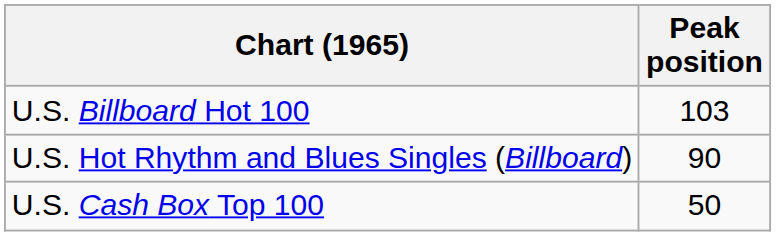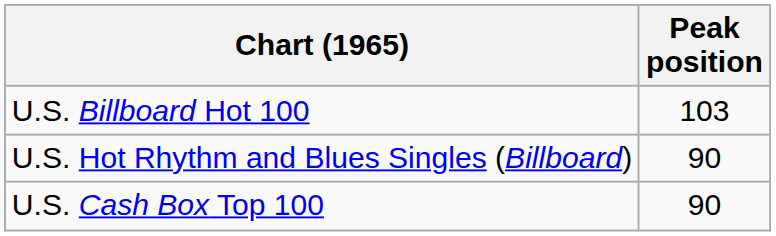(704, 205) 50 -> (704, 205) 90
